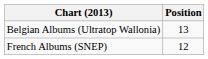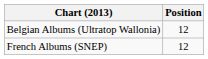(183, 29) 13 -> (183, 29) 12
